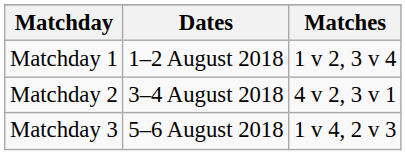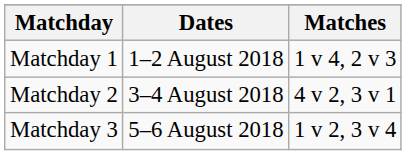(345, 58) 1 v 2, 3 v 4 -> (345, 58) 1 v 4, 2 v 3
(345, 130) 1 v 4, 2 v 3 -> (345, 130) 1 v 2, 3 v 4
